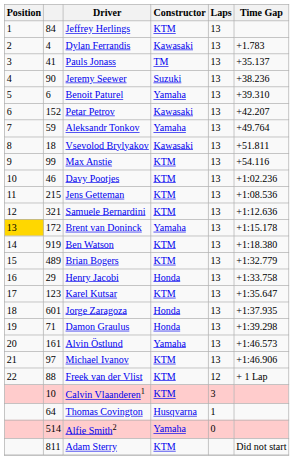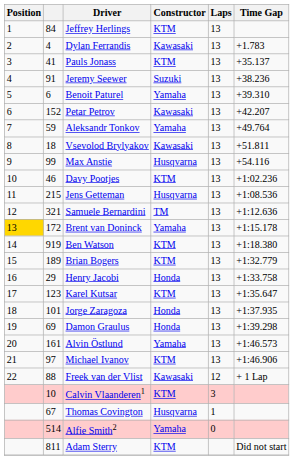(161, 62) TM -> (165, 62) KTM
(51, 79) 90 -> (51, 79) 91
(165, 161) KTM -> (175, 161) Husqvarna
(165, 194) KTM -> (175, 194) Husqvarna
(165, 211) KTM -> (161, 211) TM
(53, 261) 489 -> (53, 261) 189
(53, 310) 601 -> (53, 310) 101
(51, 327) 71 -> (51, 327) 69
(165, 376) KTM -> (173, 376) Kawasaki
(51, 411) 64 -> (51, 411) 67
